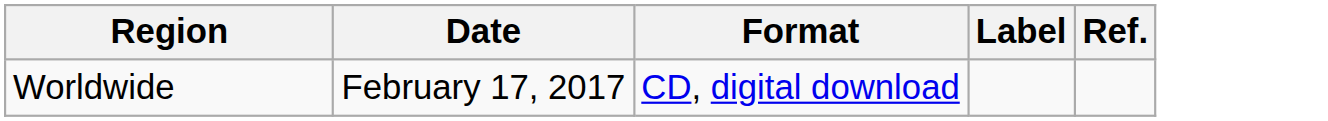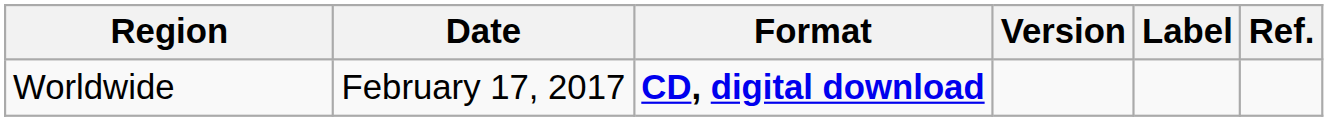+ column: (1063, 32)
(801, 87) normal -> (813, 87) bold
